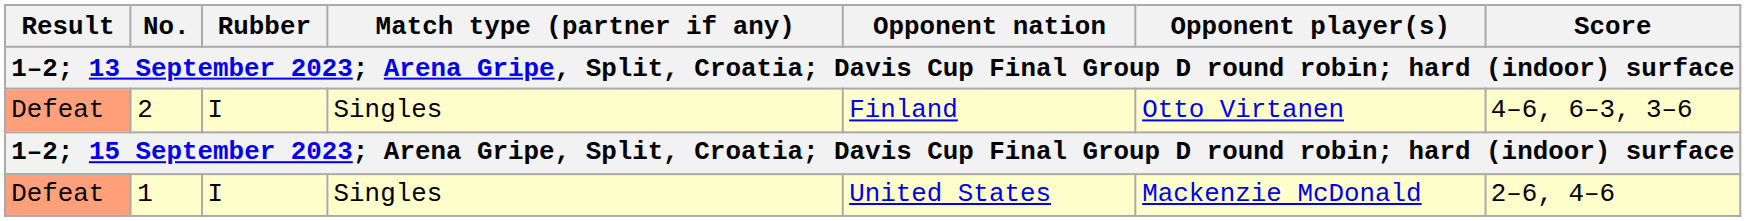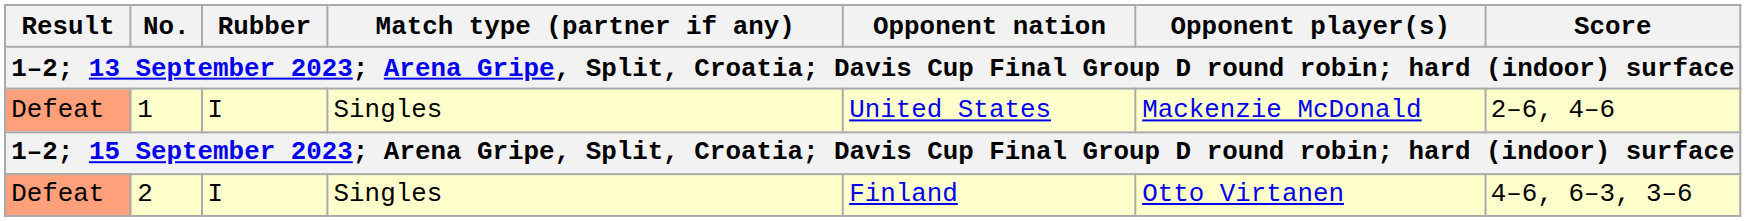rows swapped: (145, 195) <-> (145, 110)
